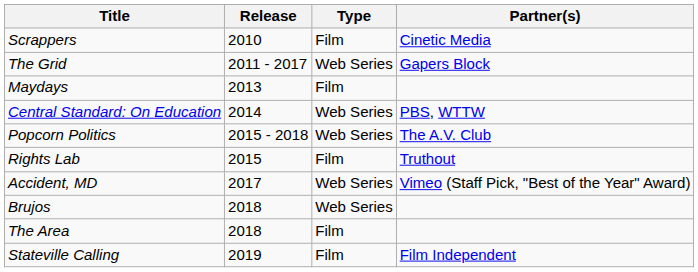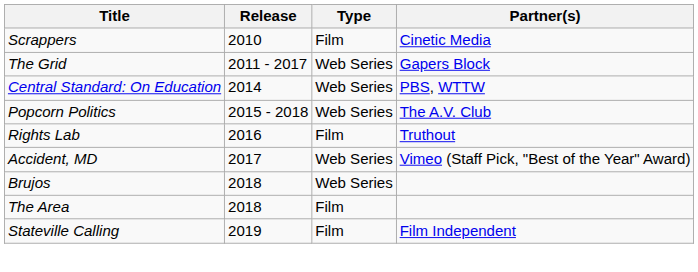- row: (38, 87)
(245, 159) 2015 -> (245, 135) 2016
